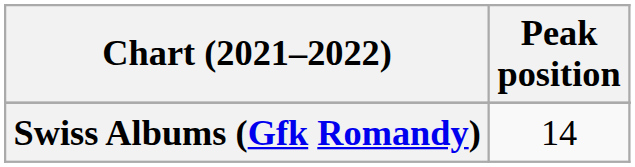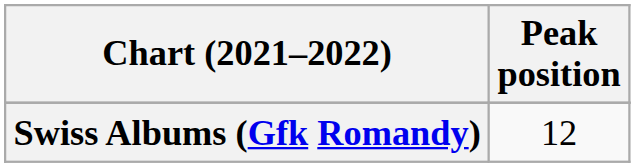(559, 131) 14 -> (559, 131) 12
